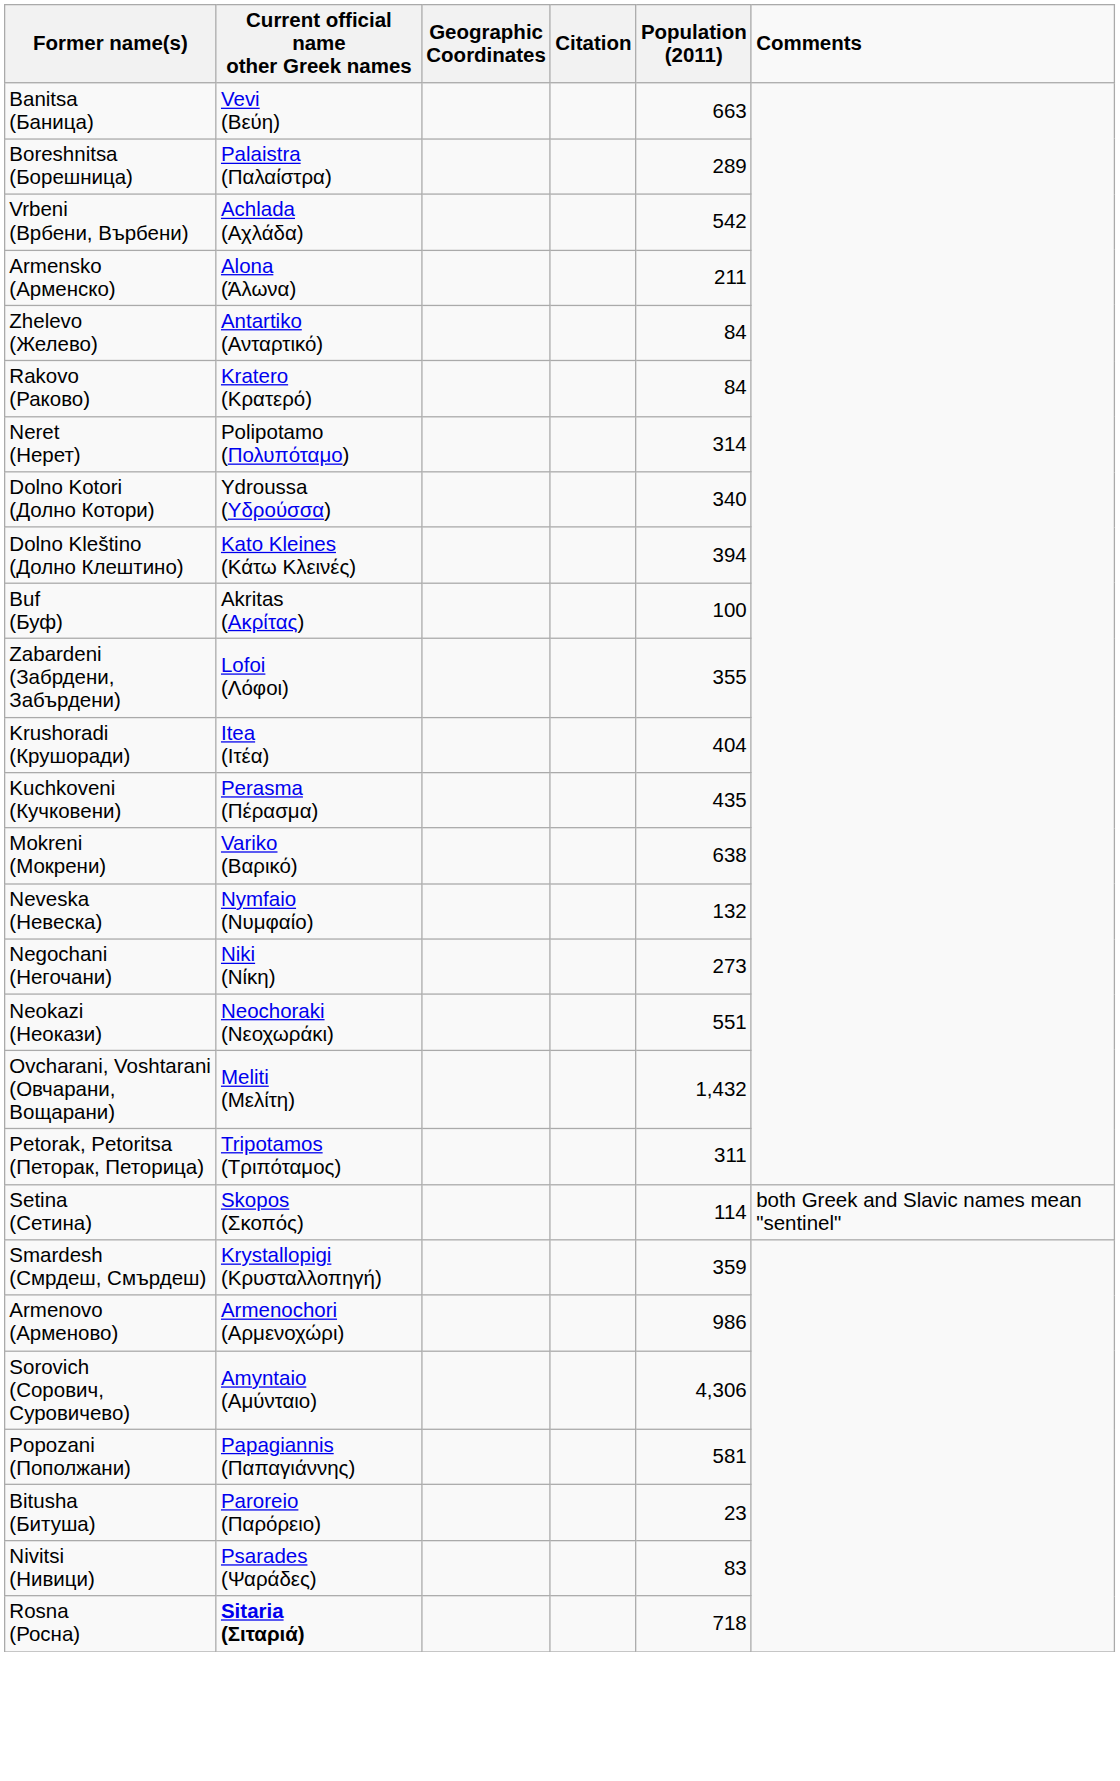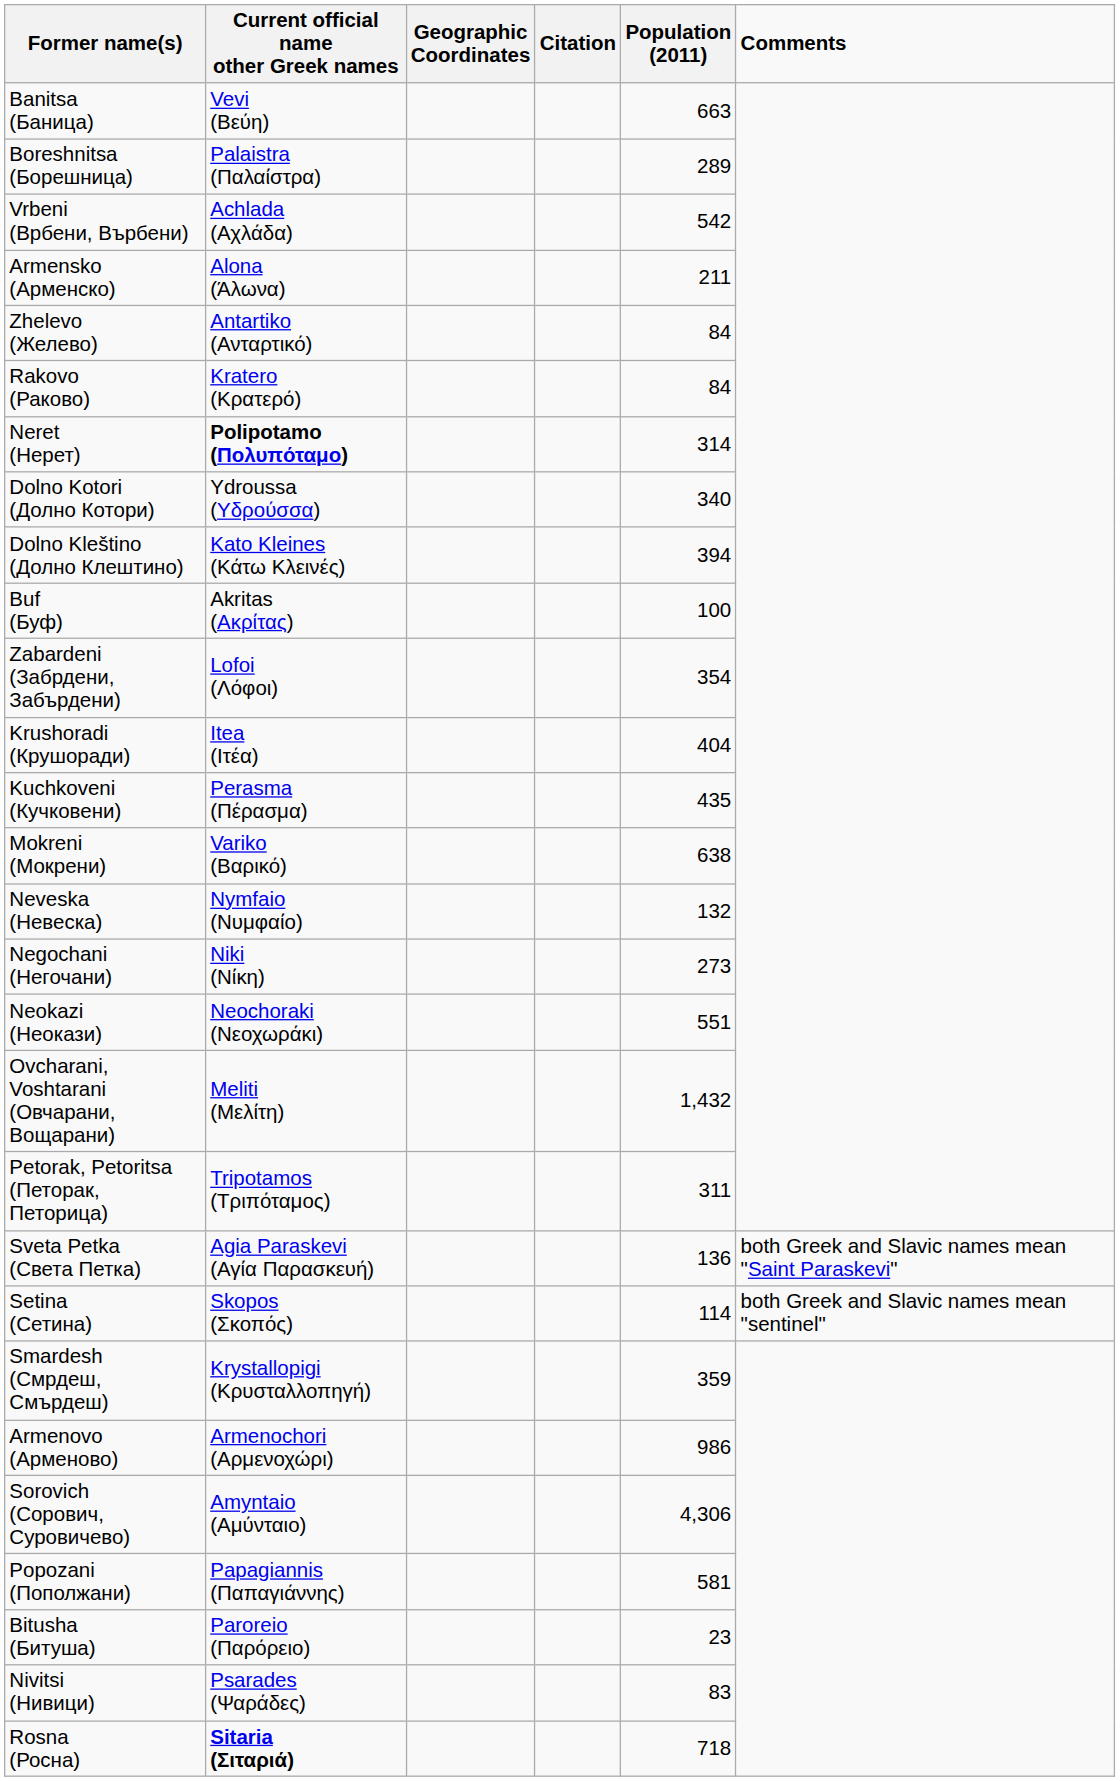(285, 443) normal -> (279, 443) bold
(730, 677) 355 -> (714, 677) 354
+ row: (75, 1257)
